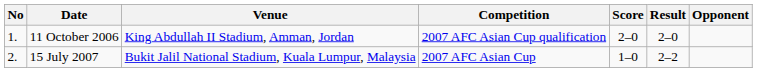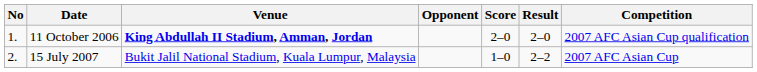columns swapped: (721, 15) <-> (514, 15)
(239, 36) normal -> (249, 36) bold
